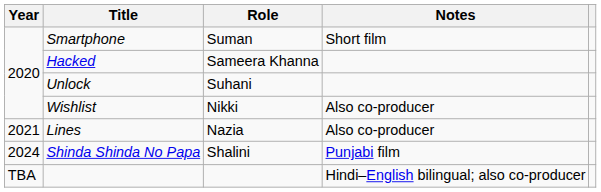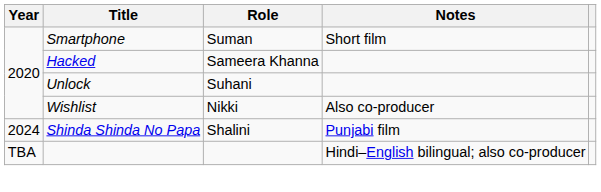- row: (64, 130)
